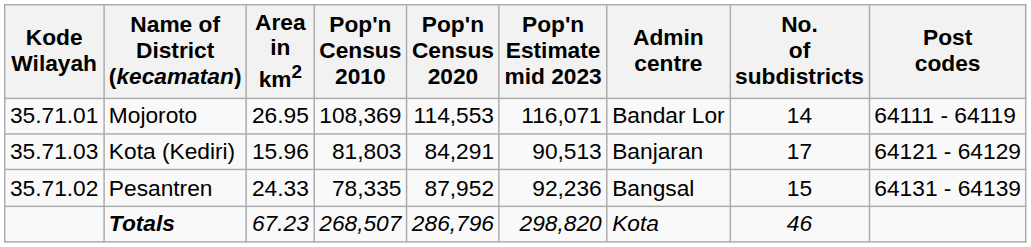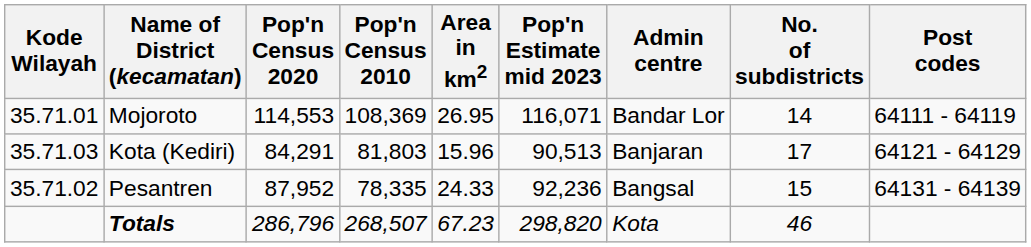columns swapped: (280, 51) <-> (453, 51)
